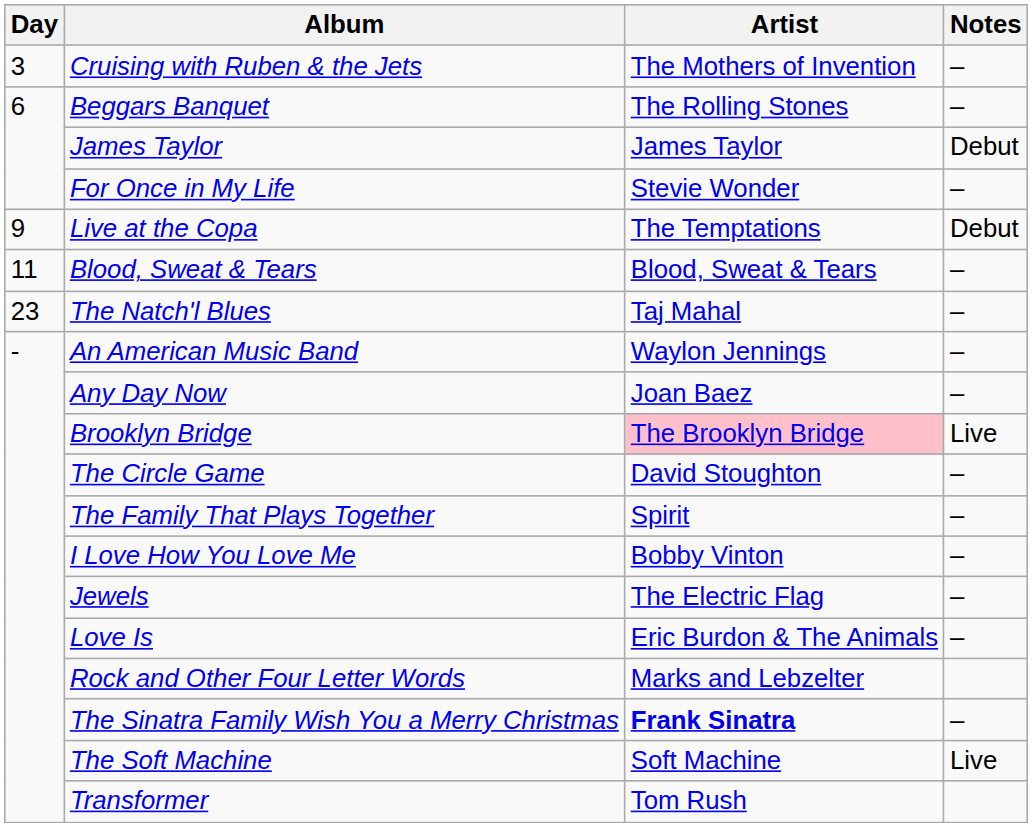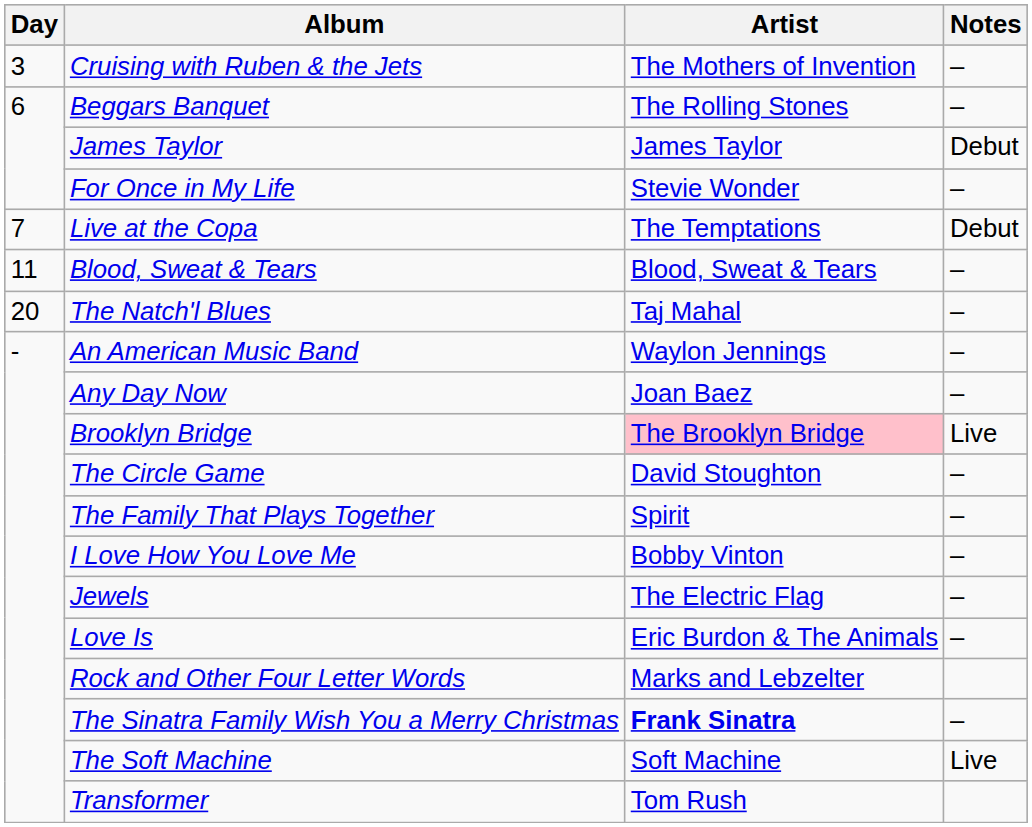(18, 229) 9 -> (18, 229) 7
(25, 310) 23 -> (25, 310) 20
